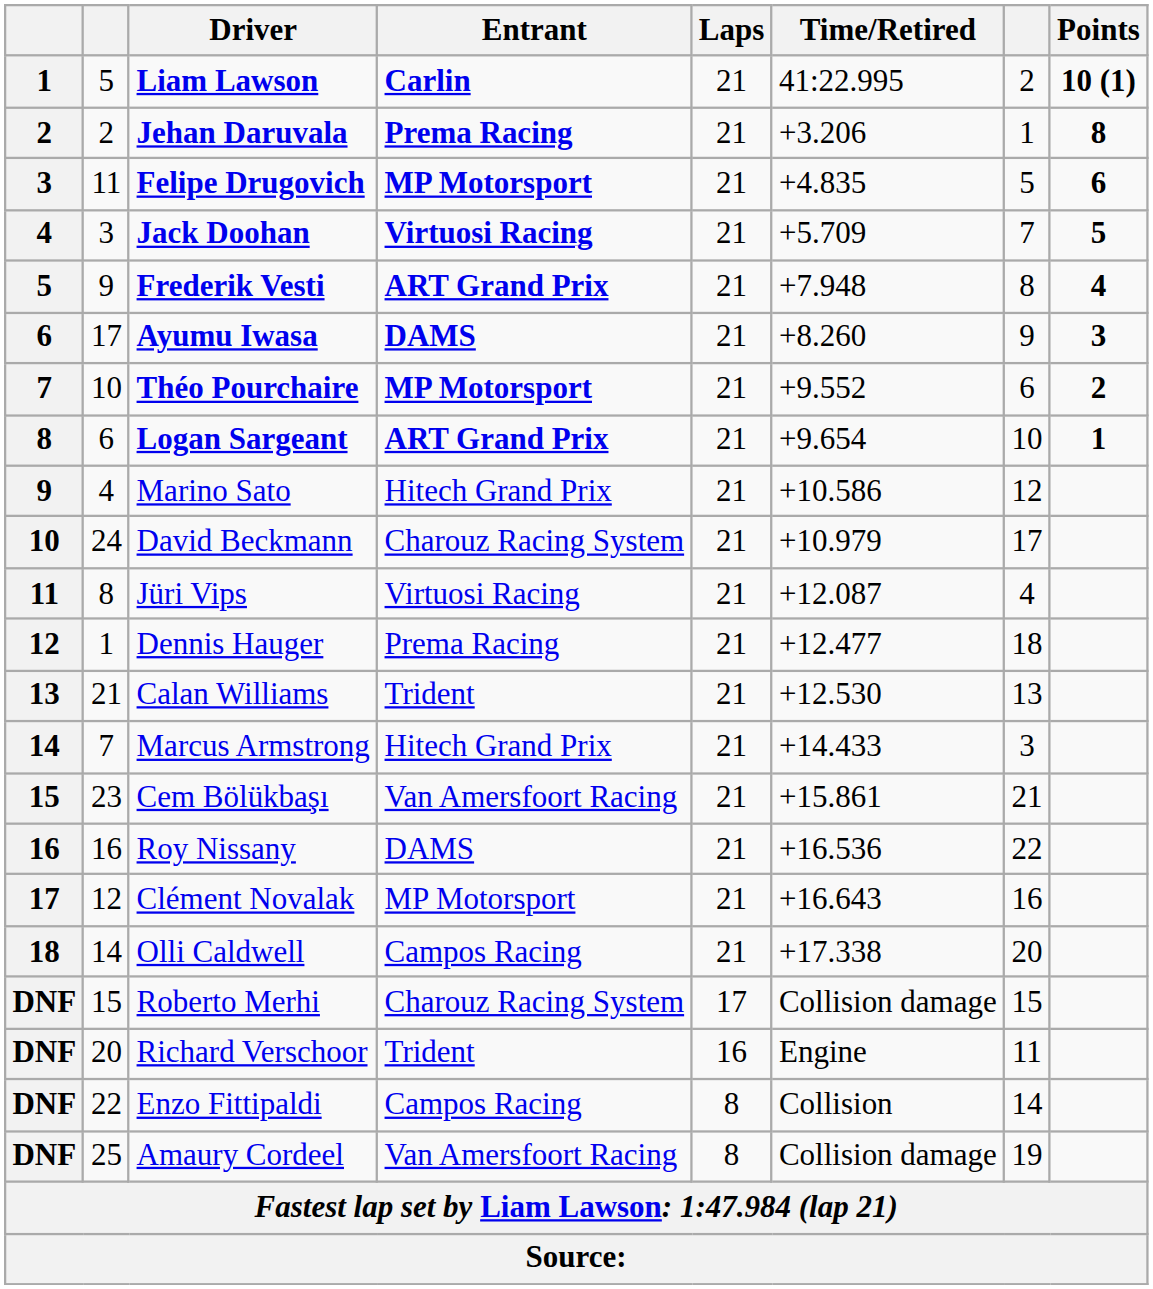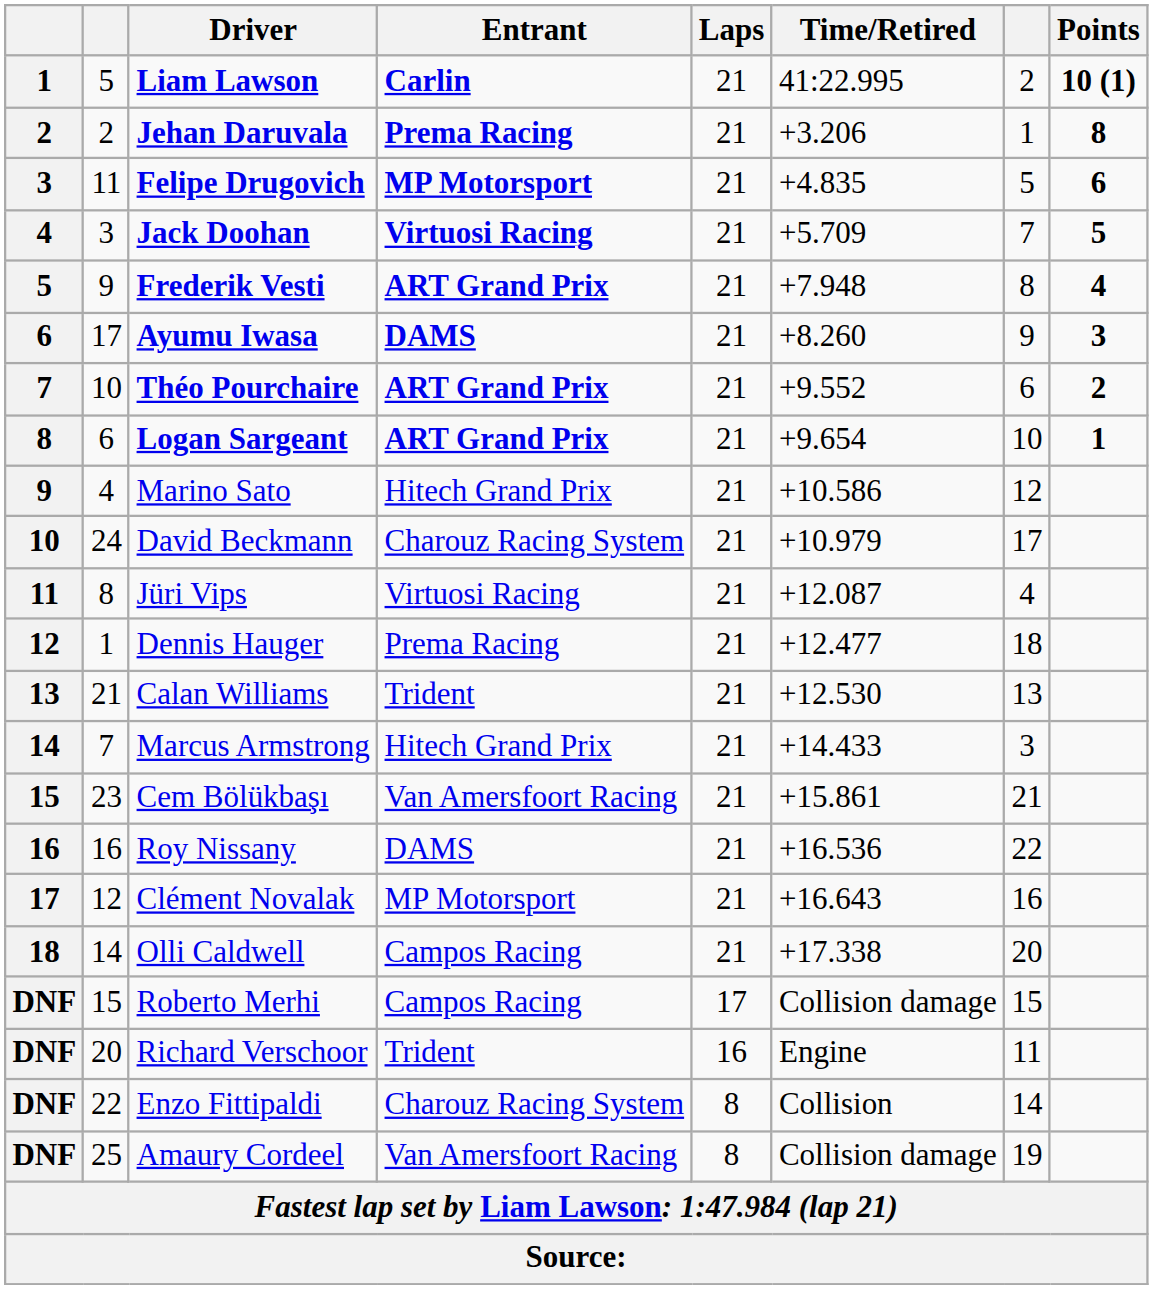(488, 387) MP Motorsport -> (497, 387) ART Grand Prix
(534, 1001) Charouz Racing System -> (483, 1001) Campos Racing
(483, 1103) Campos Racing -> (534, 1103) Charouz Racing System
